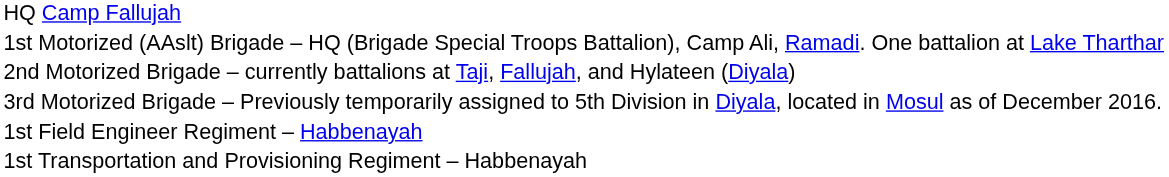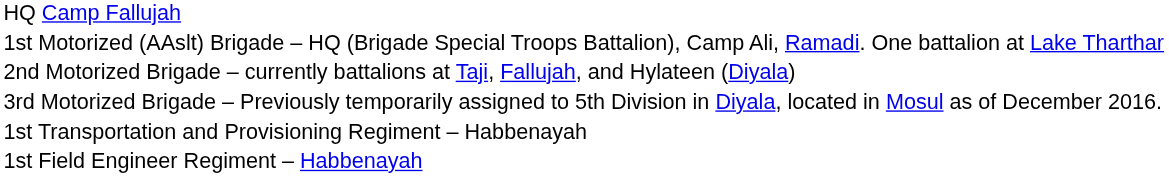rows swapped: (213, 131) <-> (295, 161)
